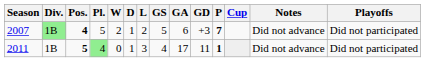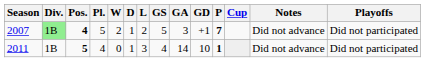(186, 30) 6 -> (186, 30) 3
(204, 30) +3 -> (204, 30) +1
(103, 48) lightgreen background -> (103, 48) no background
(183, 48) 17 -> (183, 48) 14
(205, 48) 11 -> (205, 48) 10
